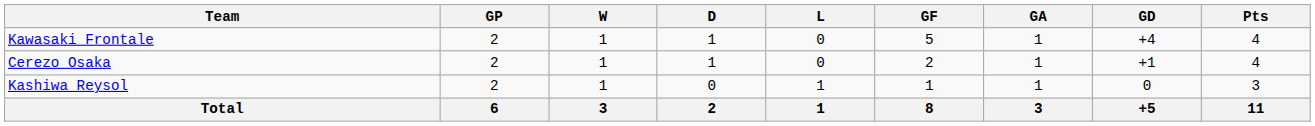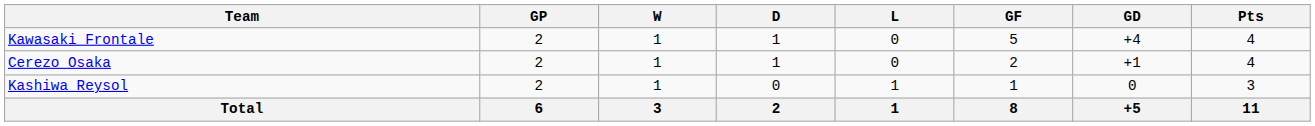- column: (1038, 16)
